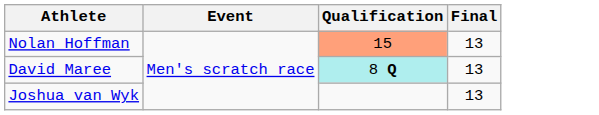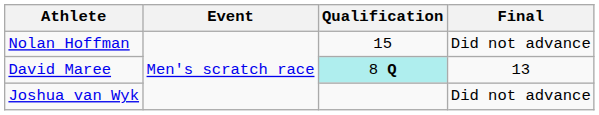(383, 44) lightsalmon background -> (383, 44) no background
(474, 44) 13 -> (521, 44) Did not advance
(474, 96) 13 -> (521, 96) Did not advance
